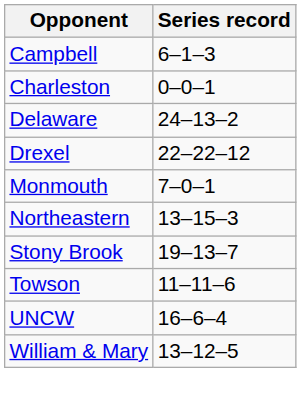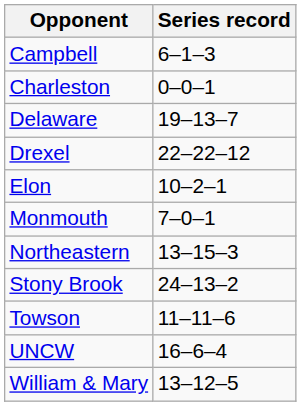(198, 119) 24–13–2 -> (198, 119) 19–13–7
+ row: (30, 185)
(198, 251) 19–13–7 -> (198, 284) 24–13–2
